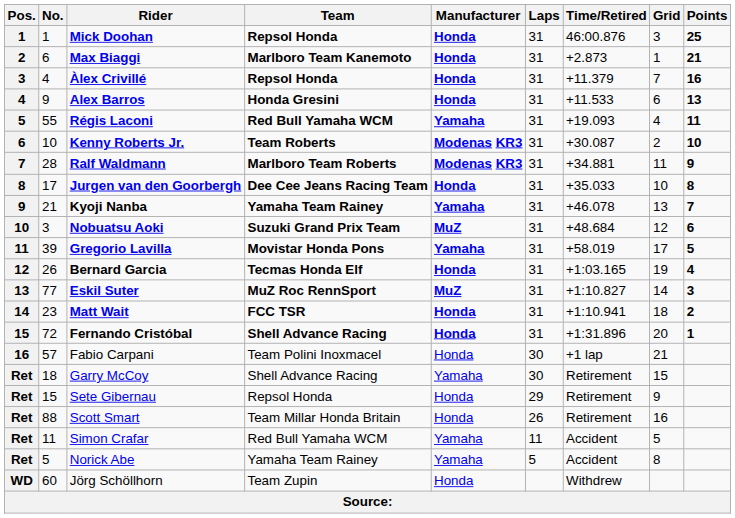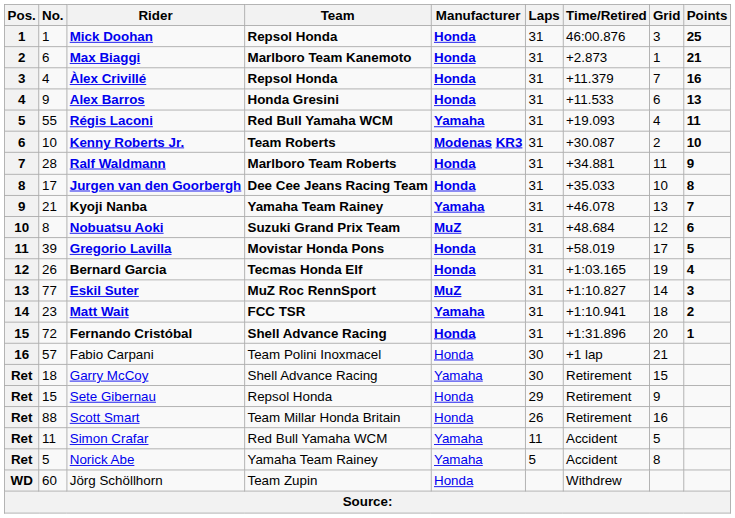(478, 163) Modenas KR3 -> (455, 163) Honda
(46, 227) 3 -> (46, 227) 8
(459, 248) Yamaha -> (455, 248) Honda
(455, 312) Honda -> (459, 312) Yamaha
